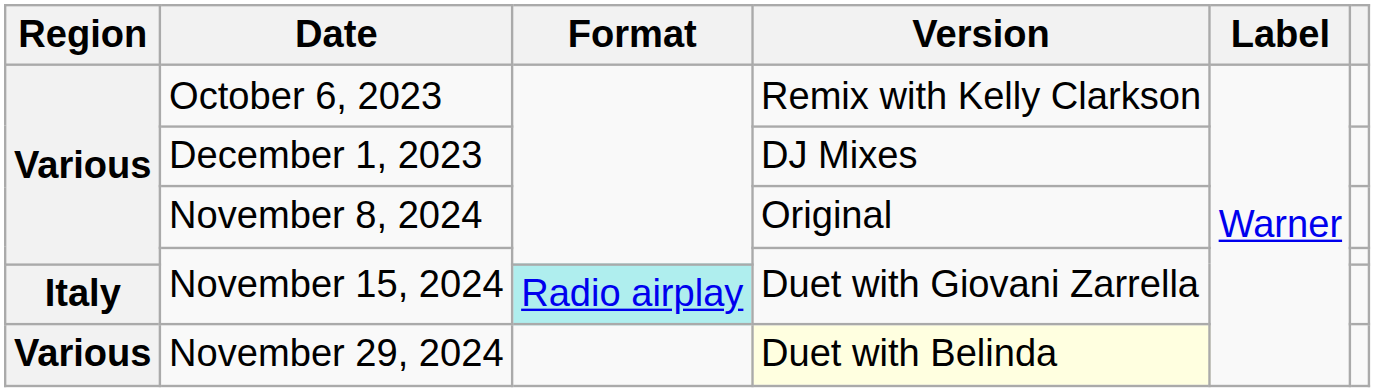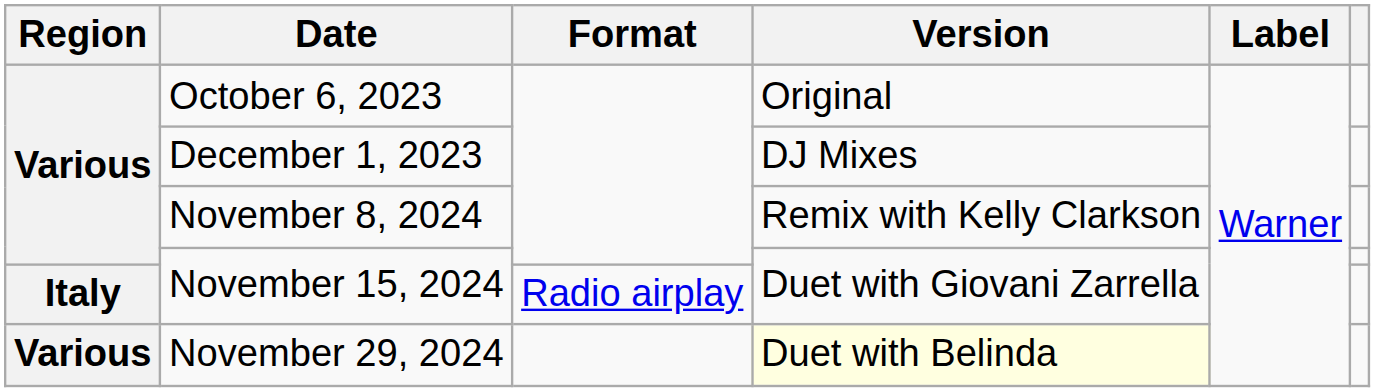(981, 95) Remix with Kelly Clarkson -> (827, 95) Original
(827, 215) Original -> (981, 215) Remix with Kelly Clarkson
(632, 293) paleturquoise background -> (632, 293) no background
